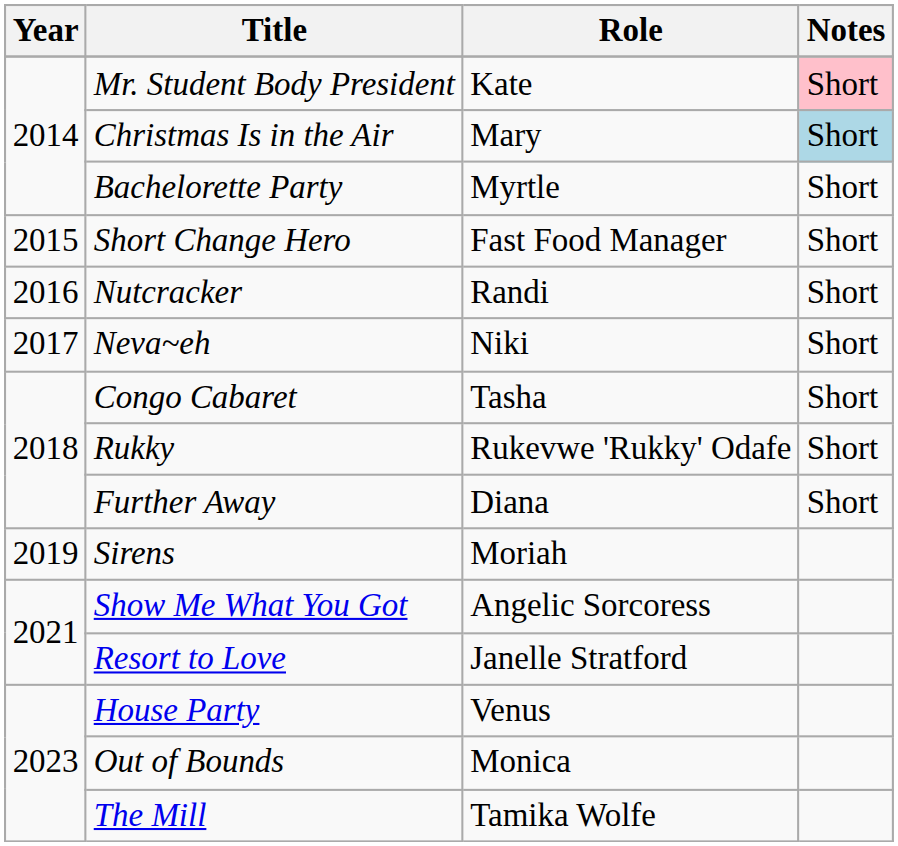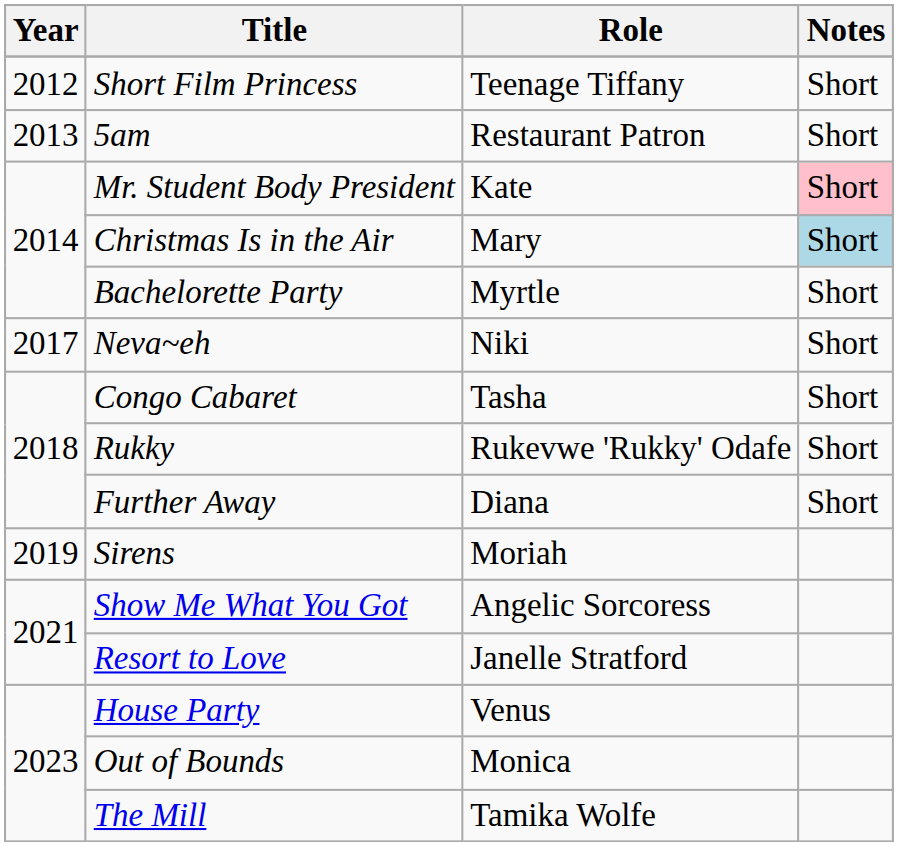+ row: (226, 82)
+ row: (122, 135)
- row: (222, 239)
- row: (168, 291)
